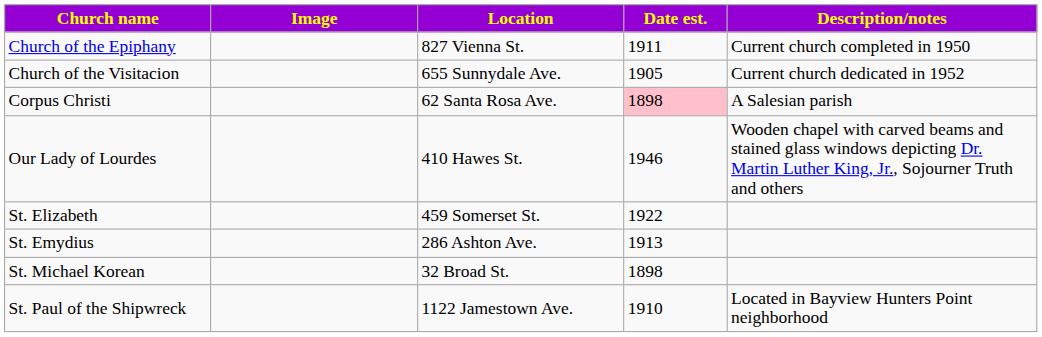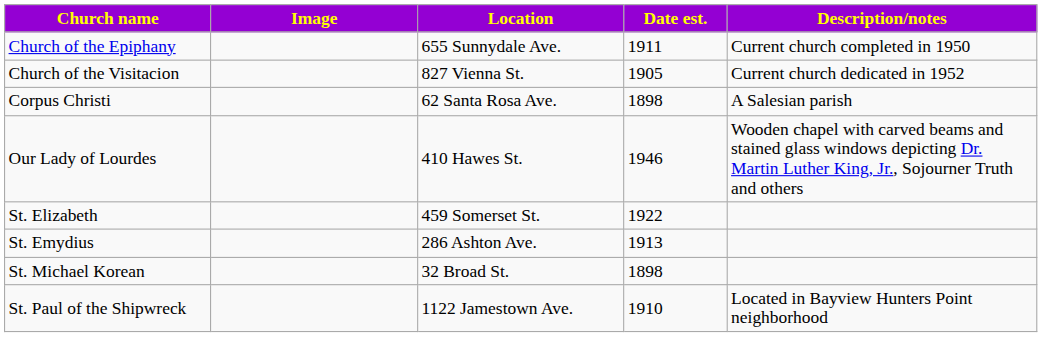(473, 45) 827 Vienna St. -> (491, 45) 655 Sunnydale Ave.
(491, 73) 655 Sunnydale Ave. -> (473, 73) 827 Vienna St.
(645, 101) pink background -> (645, 101) no background
